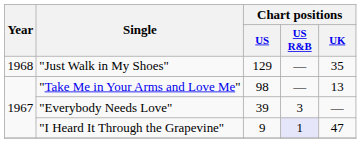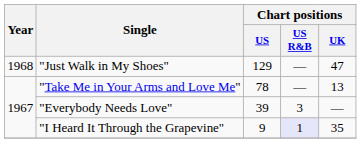(337, 66) 35 -> (337, 66) 47
(262, 86) 98 -> (262, 86) 78
(337, 128) 47 -> (337, 128) 35
